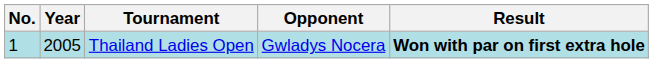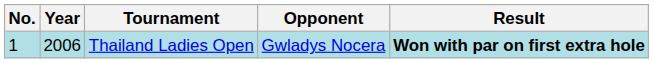(62, 45) 2005 -> (62, 45) 2006
